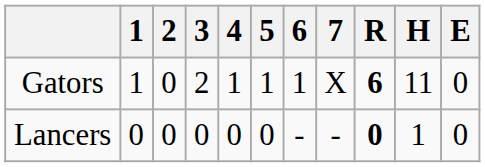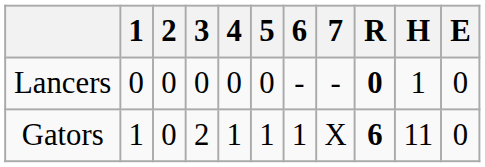rows swapped: (63, 134) <-> (63, 82)
